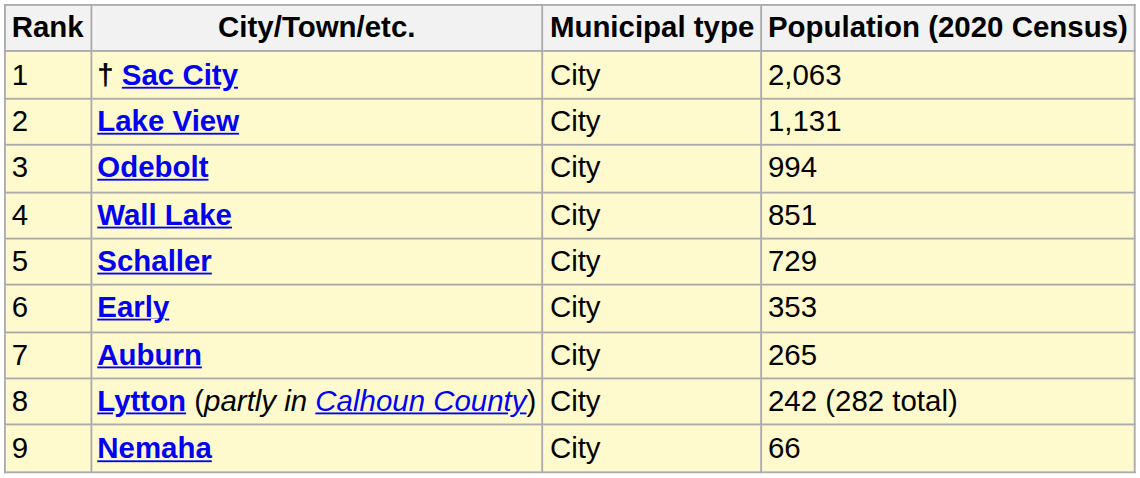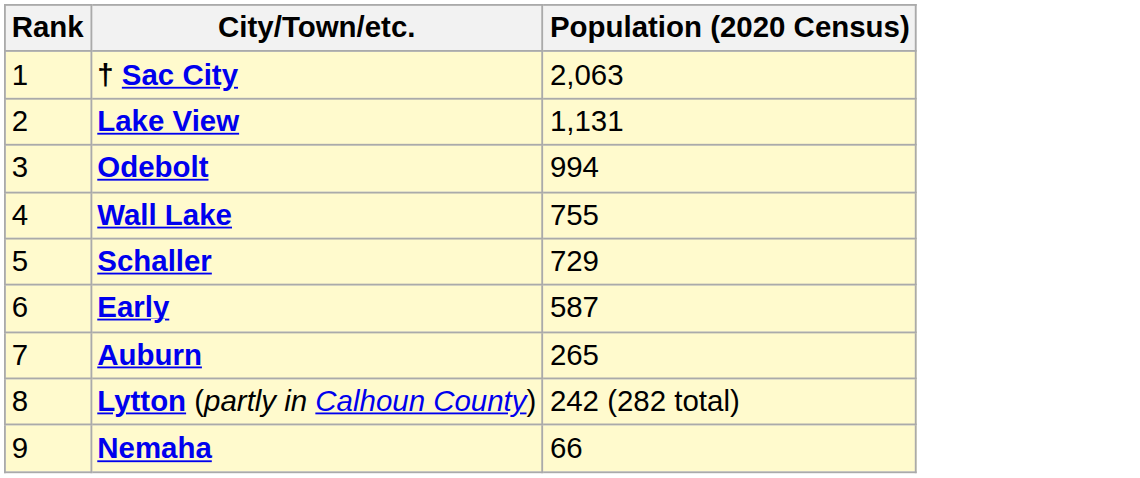- column: (652, 27)
(792, 214) 851 -> (574, 214) 755
(792, 307) 353 -> (574, 307) 587
